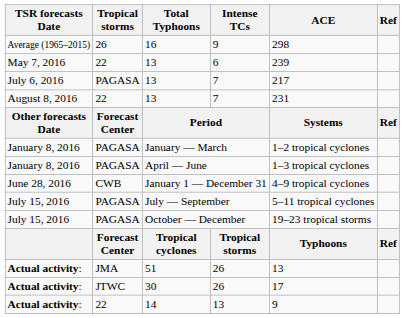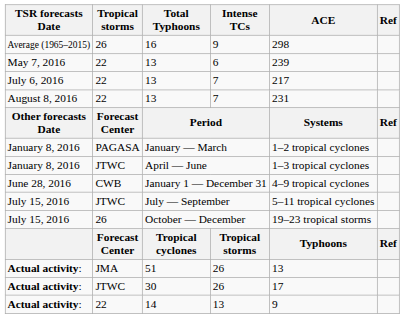(118, 80) PAGASA -> (101, 80) 22
(118, 165) PAGASA -> (110, 165) JTWC
(118, 201) PAGASA -> (110, 201) JTWC
(118, 219) PAGASA -> (101, 219) 26
